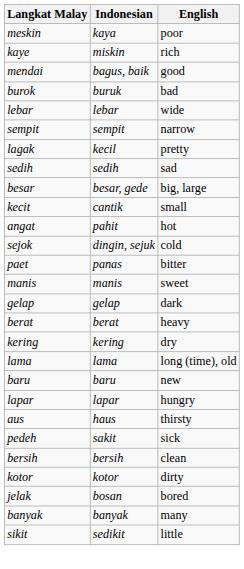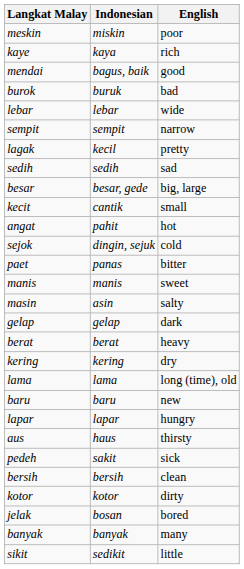(104, 33) kaya -> (109, 33) miskin
(109, 52) miskin -> (104, 52) kaya
+ row: (22, 303)
